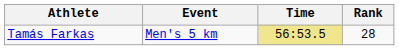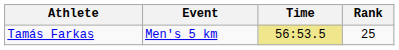(368, 35) 28 -> (368, 35) 25
